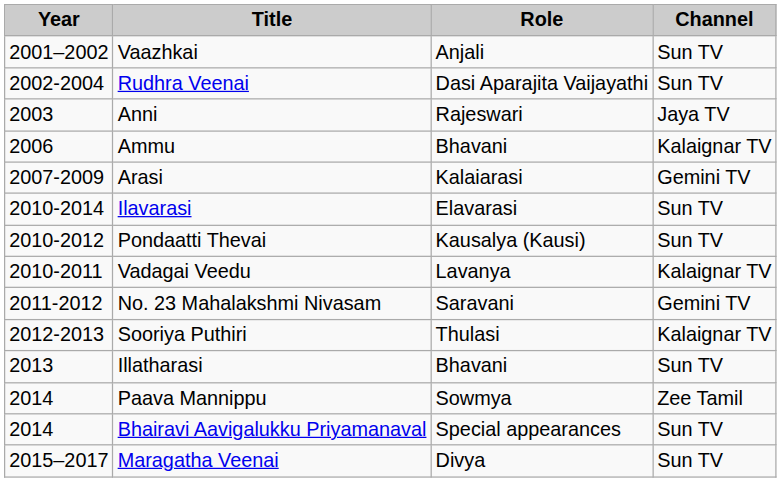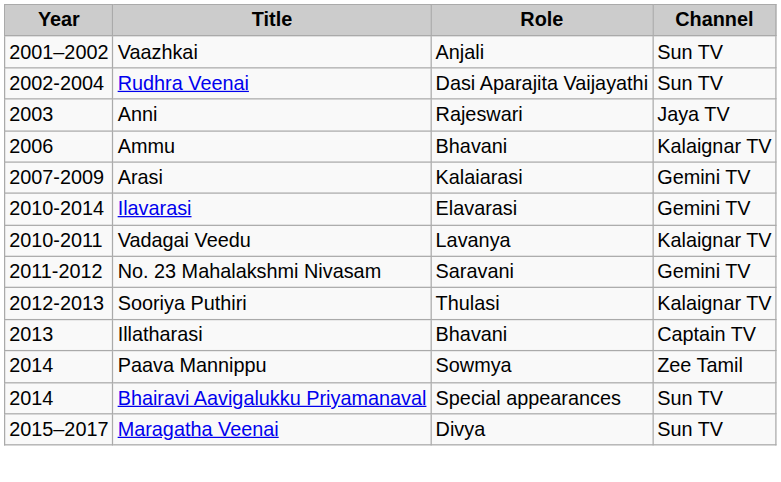(690, 209) Sun TV -> (704, 209) Gemini TV
- row: (192, 240)
(690, 366) Sun TV -> (707, 334) Captain TV
